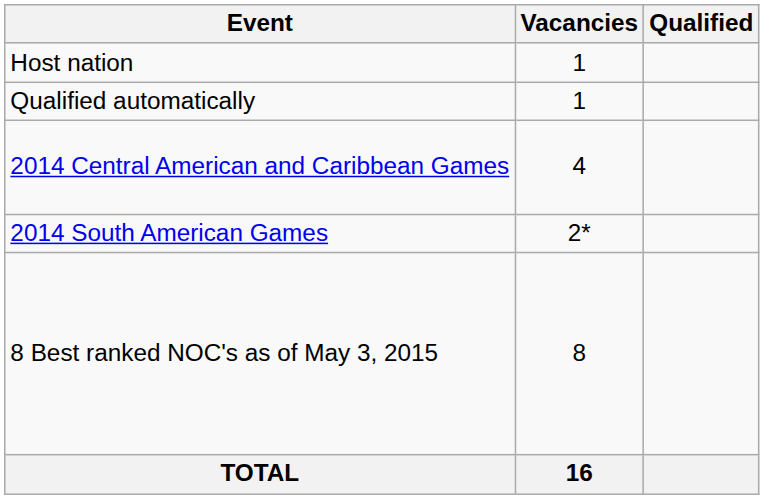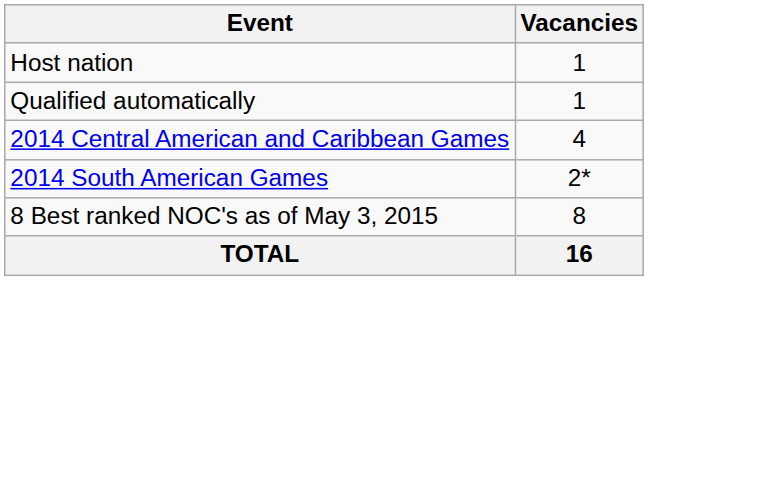- column: (701, 23)
